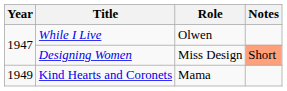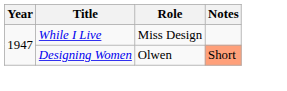(195, 34) Olwen -> (170, 34) Miss Design
(210, 55) Miss Design -> (155, 55) Olwen
- row: (106, 75)
